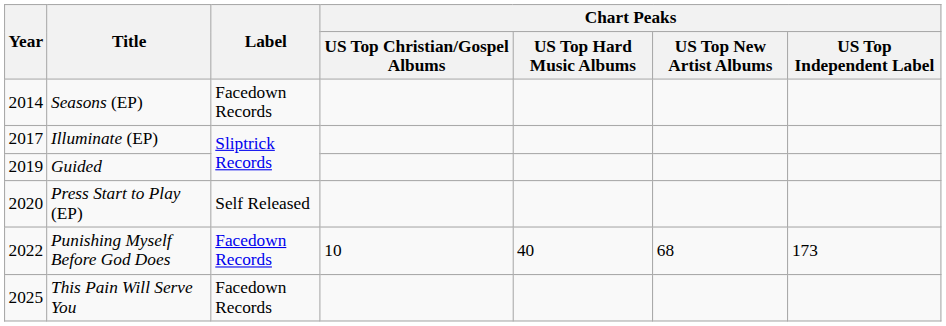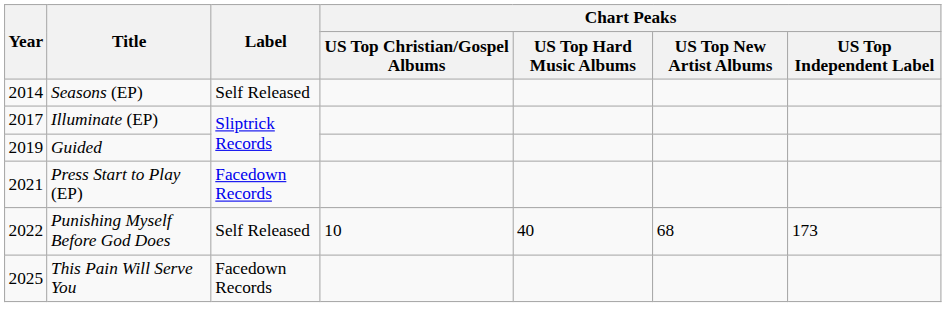(251, 102) Facedown Records -> (263, 92) Self Released
(26, 203) 2020 -> (26, 184) 2021
(263, 203) Self Released -> (251, 184) Facedown Records
(251, 250) Facedown Records -> (263, 231) Self Released
